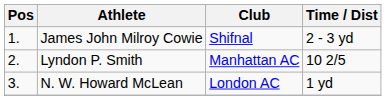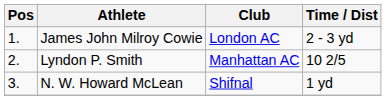(231, 38) Shifnal -> (244, 38) London AC
(244, 83) London AC -> (231, 83) Shifnal
